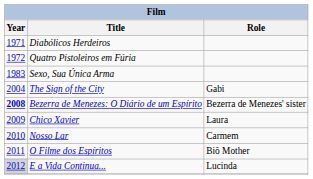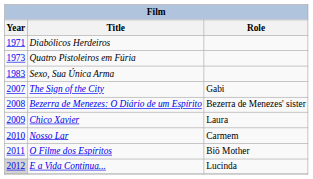(16, 58) 1972 -> (16, 58) 1973
(16, 89) 2004 -> (16, 89) 2007
(16, 105) bold -> (16, 105) normal
